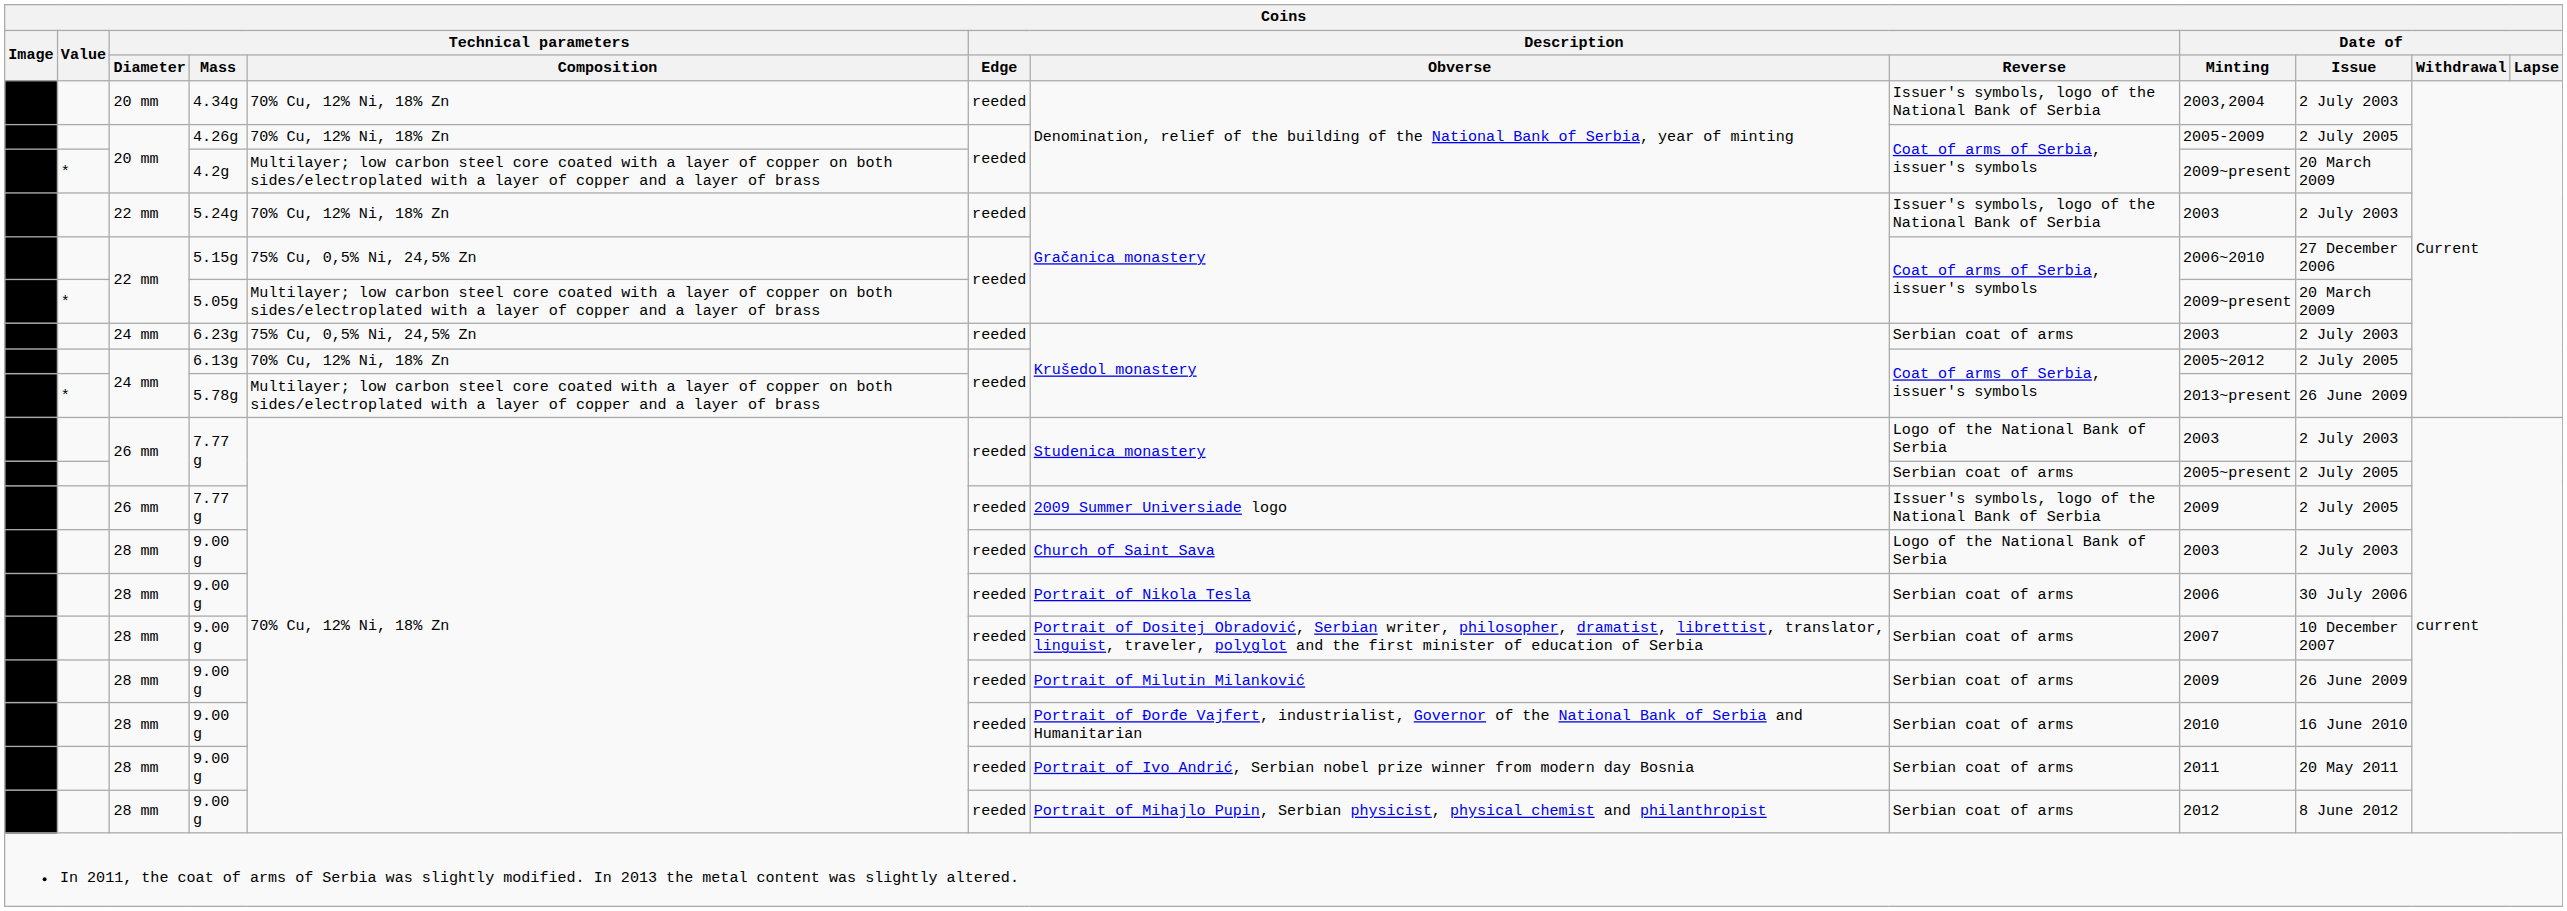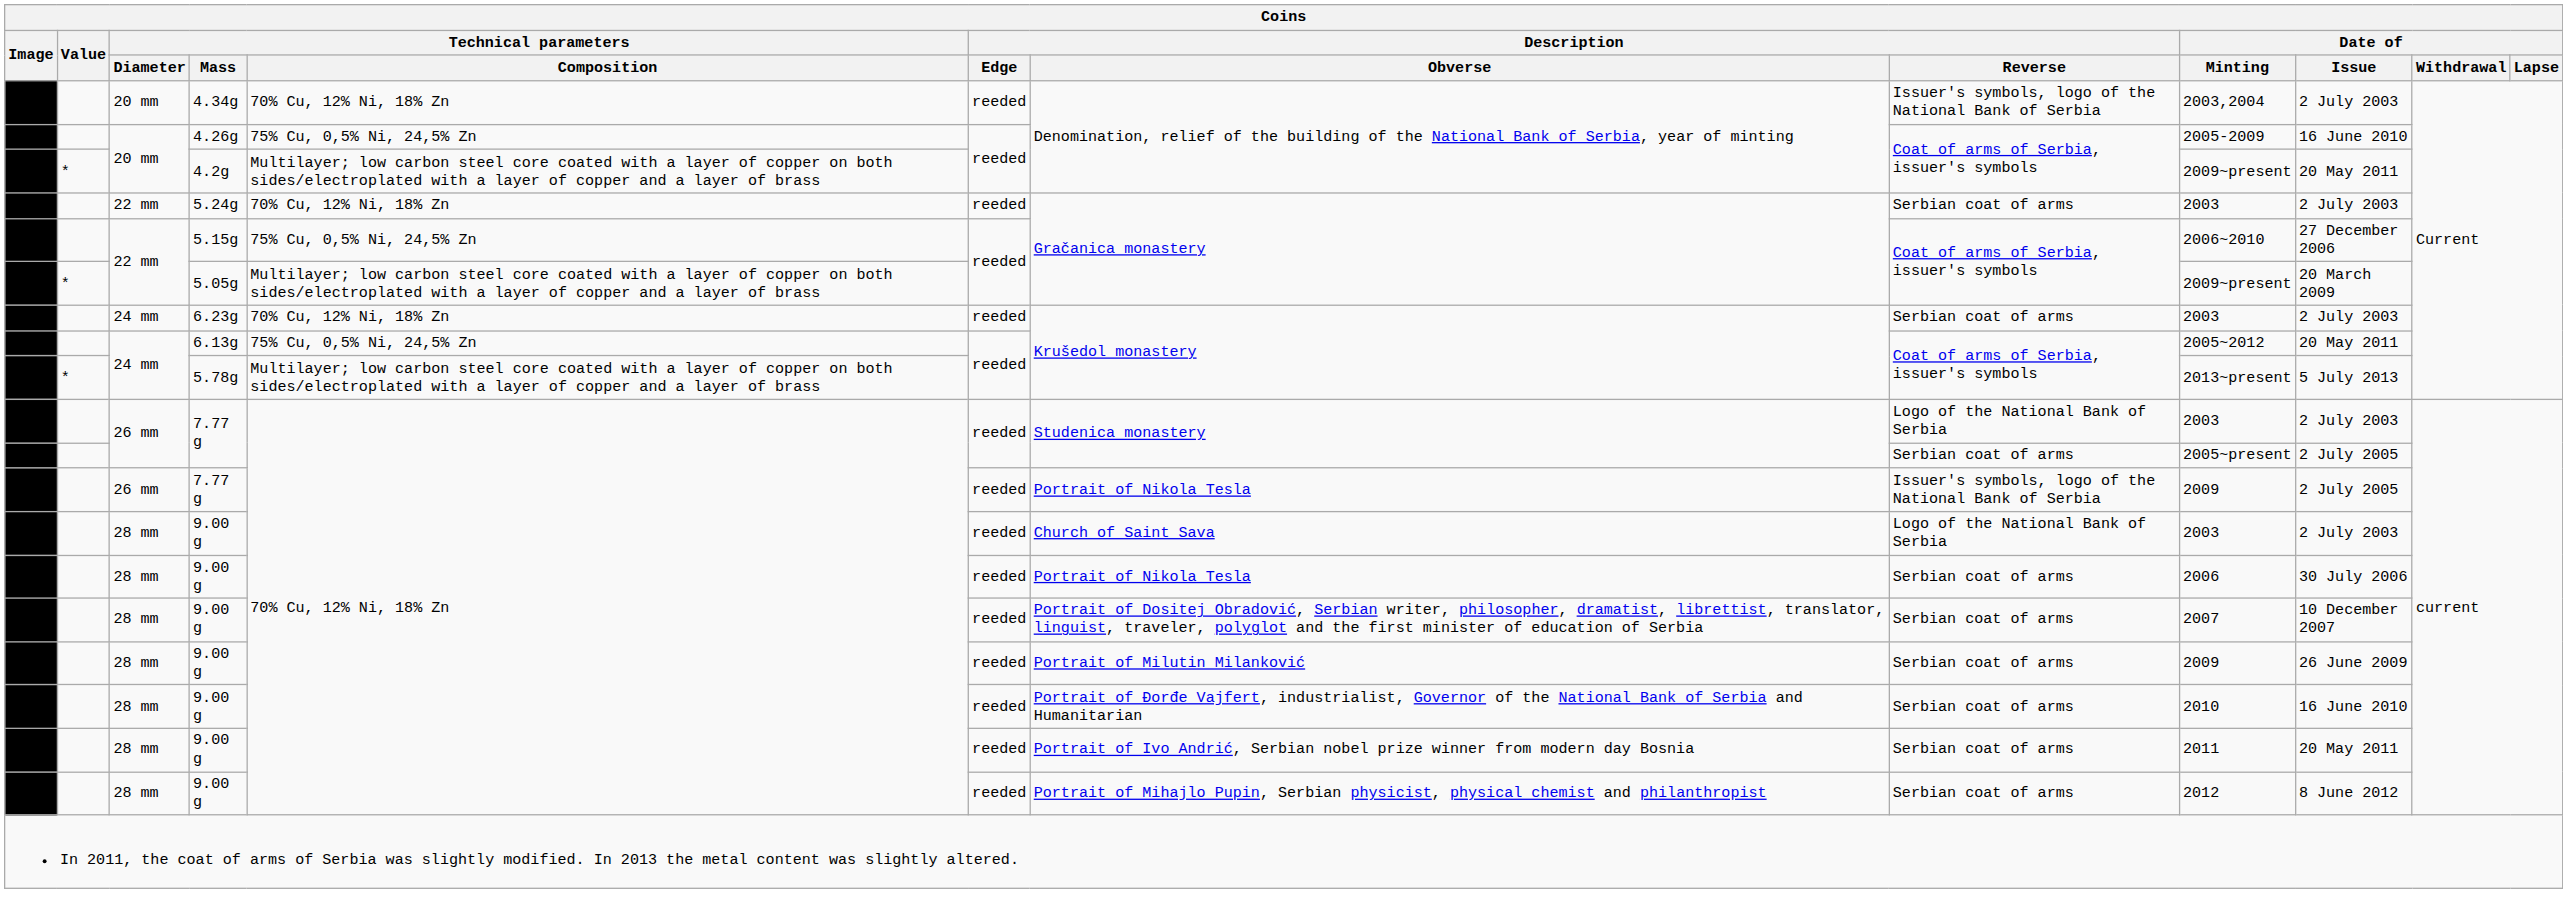(350, 136) 70% Cu, 12% Ni, 18% Zn -> (363, 136) 75% Cu, 0,5% Ni, 24,5% Zn
(2349, 136) 2 July 2005 -> (2353, 136) 16 June 2010
(2335, 171) 20 March 2009 -> (2349, 171) 20 May 2011
(2024, 214) Issuer's symbols, logo of the National Bank of Serbia -> (1983, 205) Serbian coat of arms
(363, 336) 75% Cu, 0,5% Ni, 24,5% Zn -> (350, 317) 70% Cu, 12% Ni, 18% Zn
(350, 361) 70% Cu, 12% Ni, 18% Zn -> (363, 343) 75% Cu, 0,5% Ni, 24,5% Zn
(2349, 361) 2 July 2005 -> (2349, 343) 20 May 2011
(2353, 395) 26 June 2009 -> (2349, 377) 5 July 2013
(1160, 507) 2009 Summer Universiade logo -> (1142, 489) Portrait of Nikola Tesla
